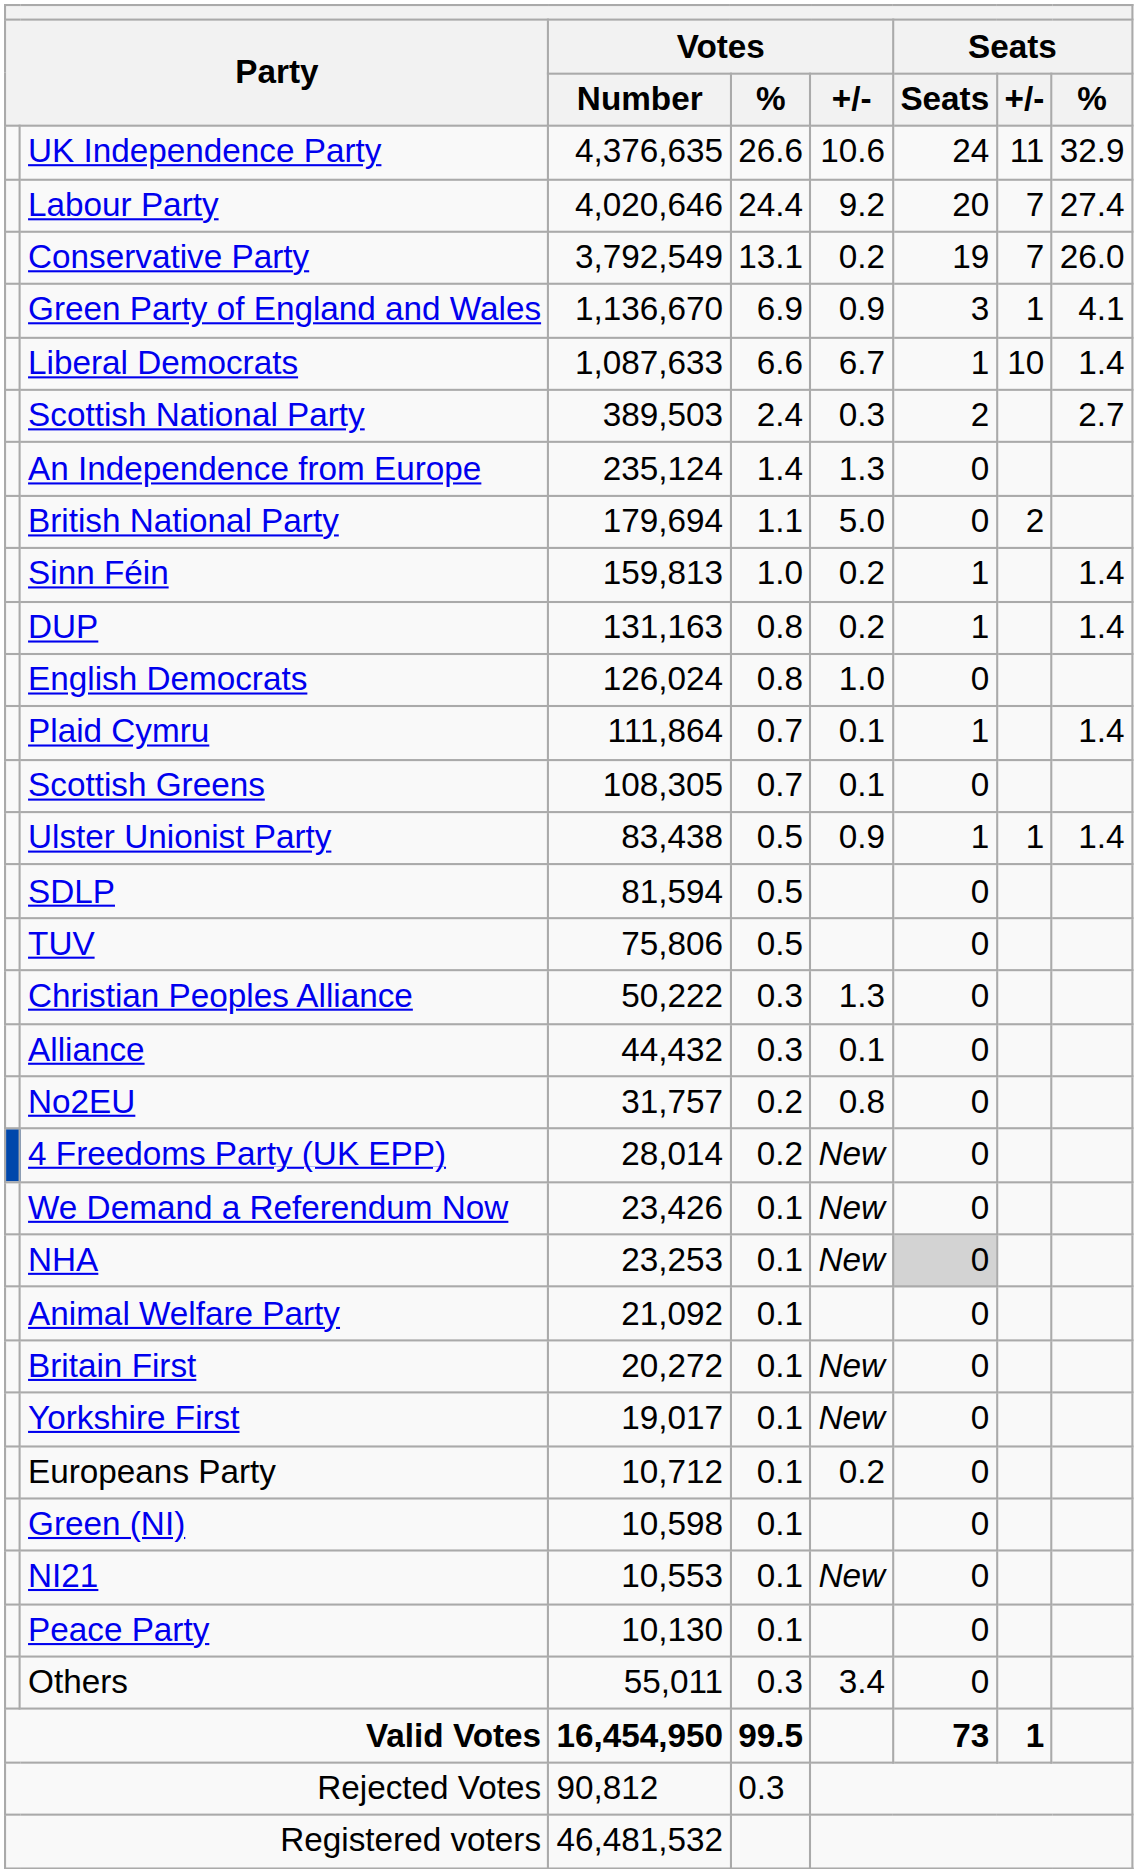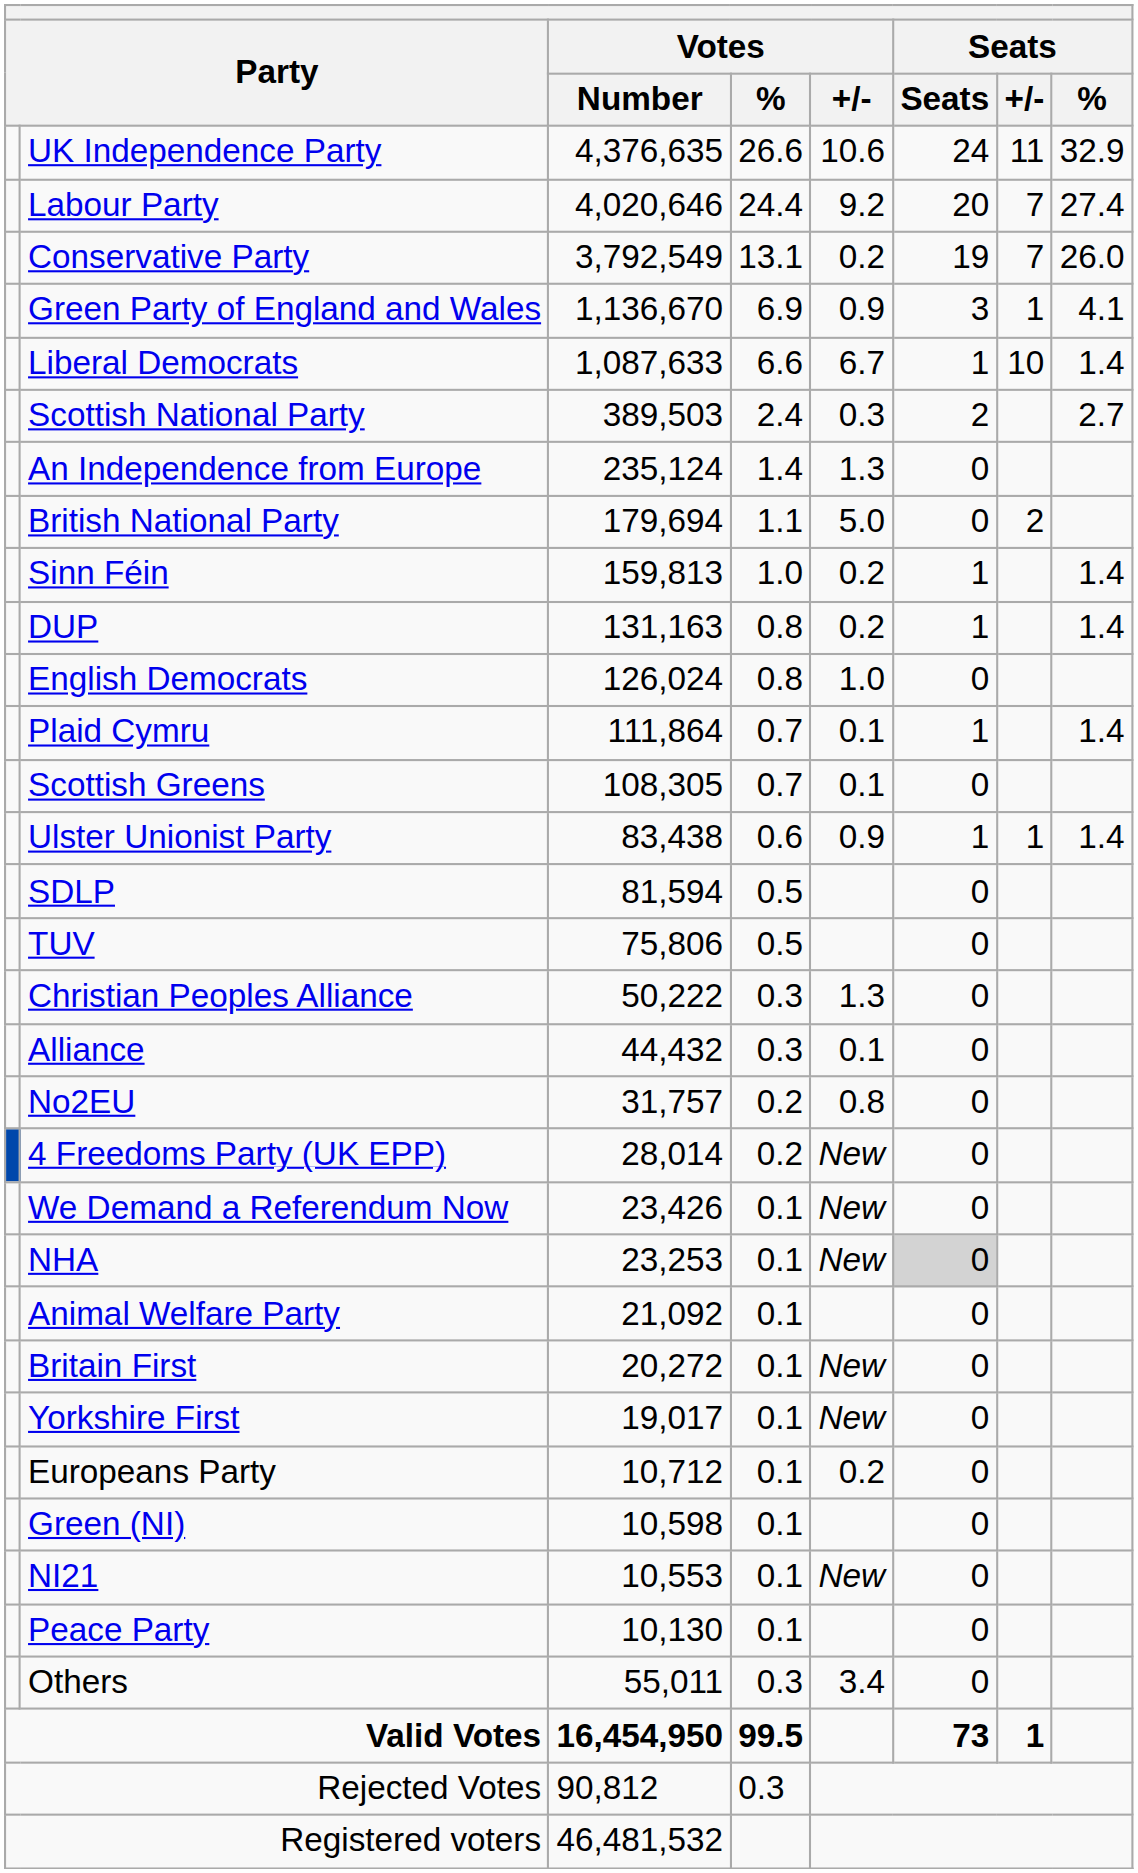(780, 837) 0.5 -> (780, 837) 0.6
